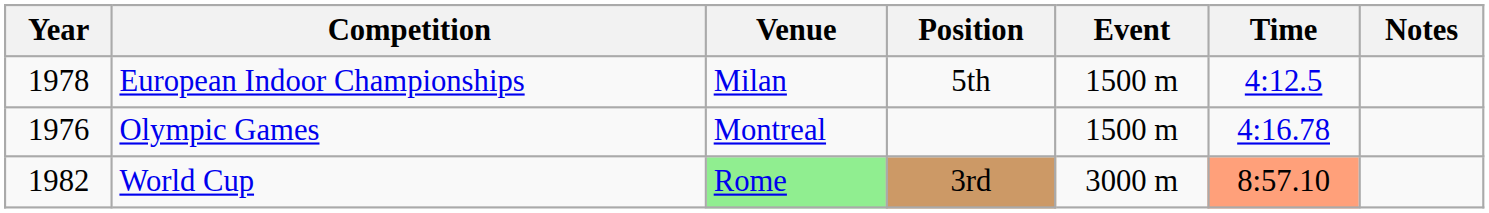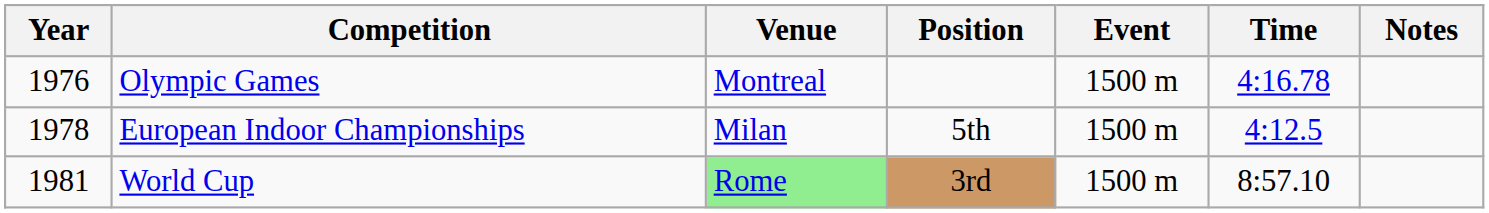rows swapped: (219, 131) <-> (322, 80)
(59, 181) 1982 -> (59, 181) 1981
(1132, 181) 3000 m -> (1132, 181) 1500 m
(1284, 181) lightsalmon background -> (1284, 181) no background
